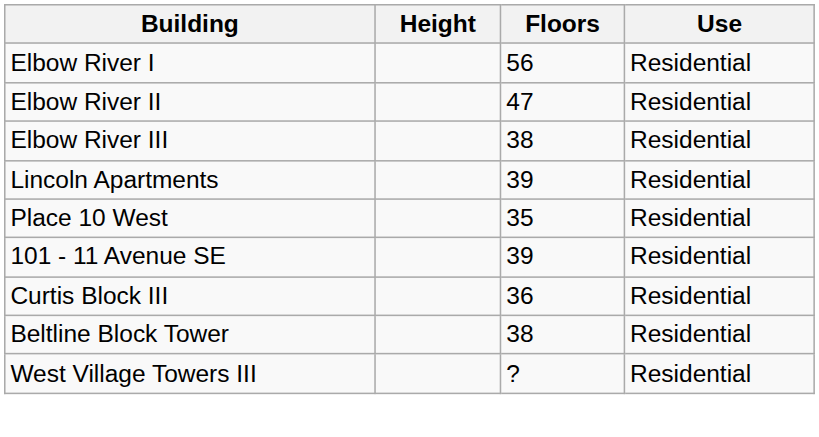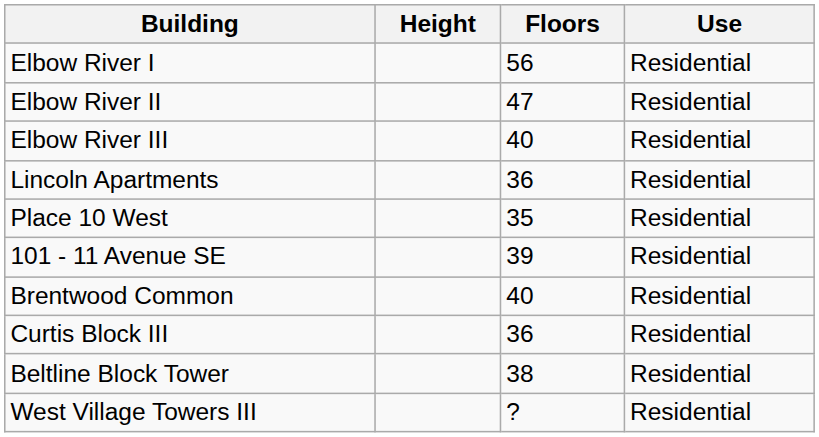(520, 140) 38 -> (520, 140) 40
(520, 179) 39 -> (520, 179) 36
+ row: (122, 295)
